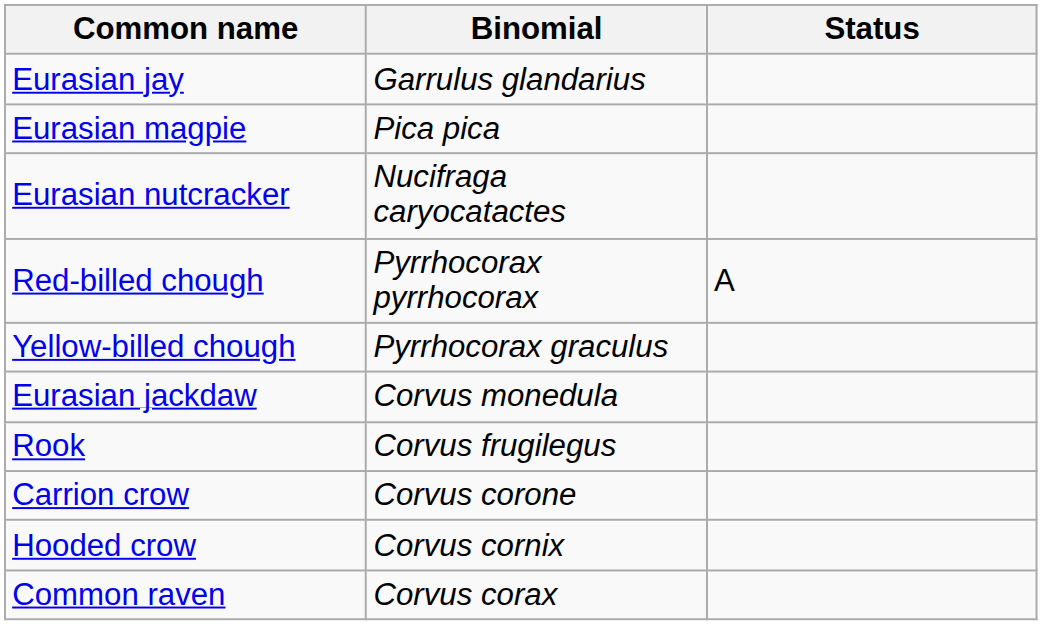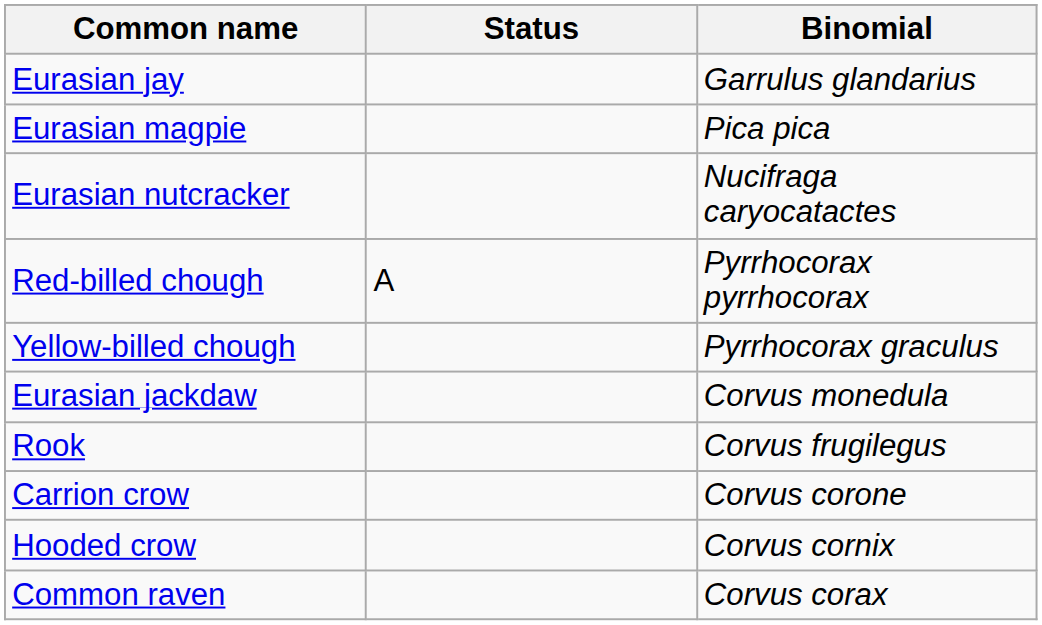columns swapped: (537, 29) <-> (872, 29)
